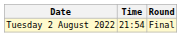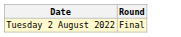- column: (132, 11)
